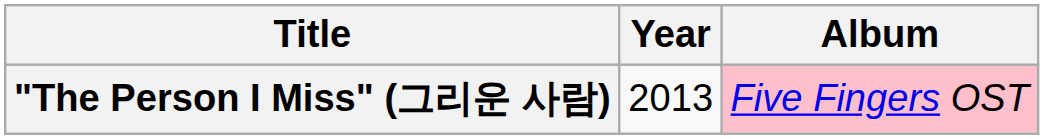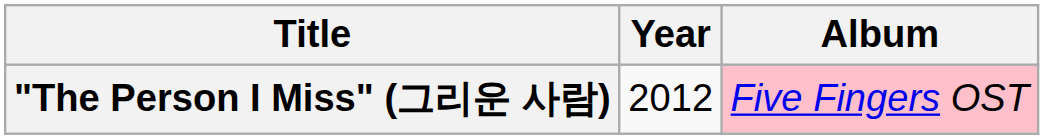(671, 98) 2013 -> (671, 98) 2012
